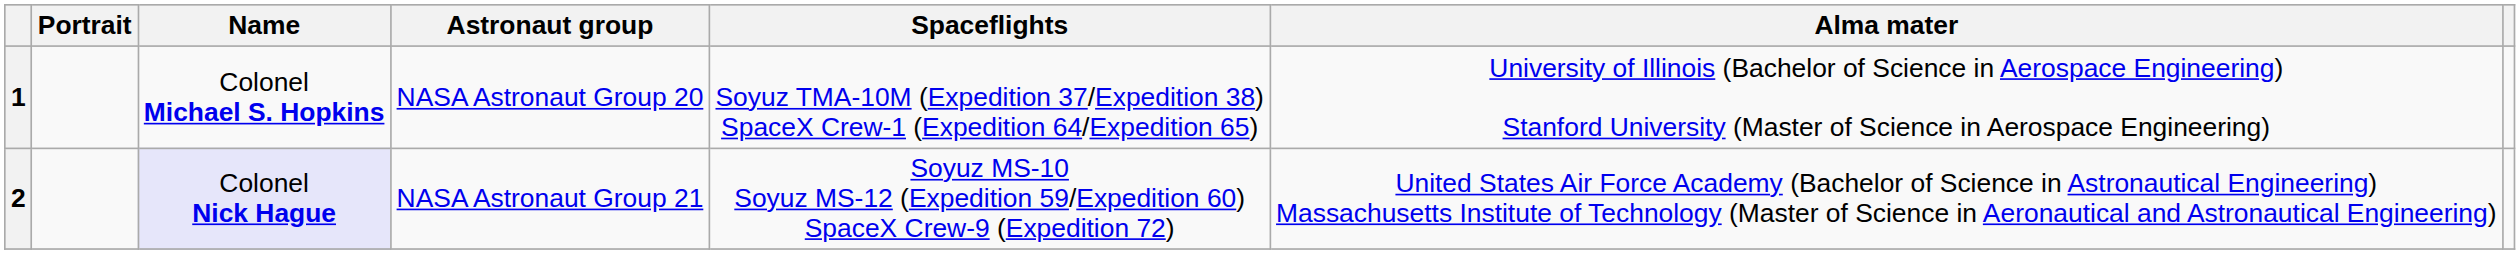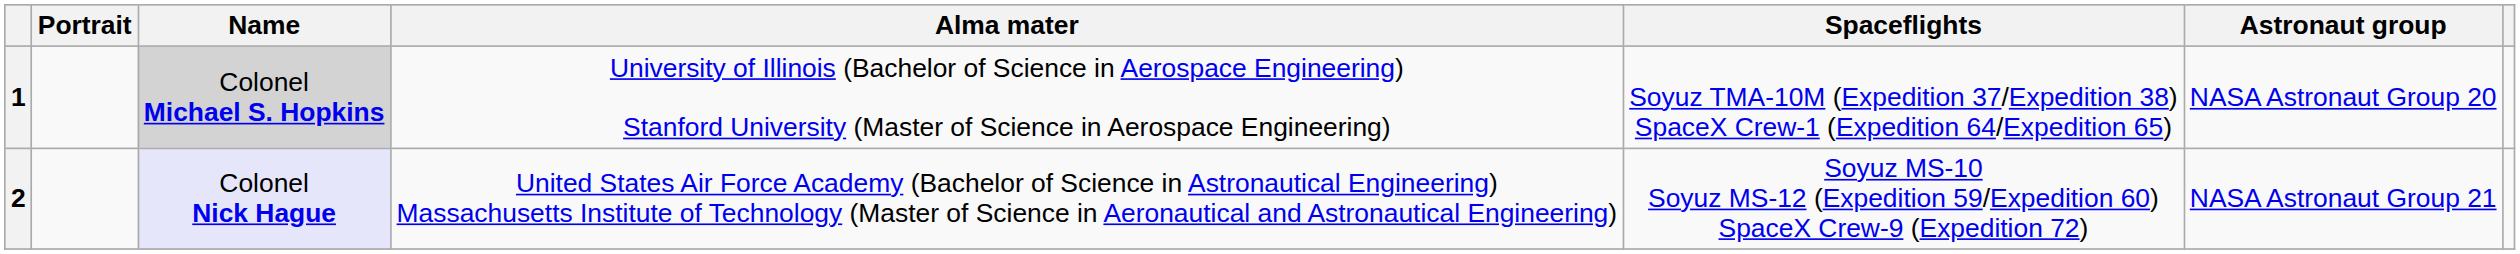columns swapped: (550, 25) <-> (1886, 25)
(264, 97) no background -> (264, 97) lightgrey background
